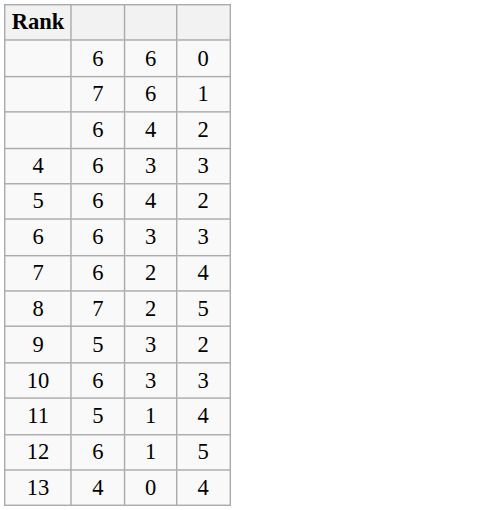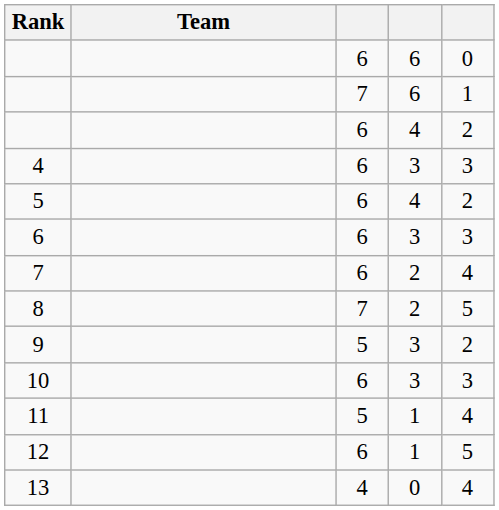+ column: (204, 22)
